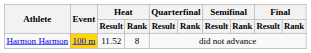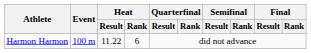(84, 41) gold background -> (84, 41) no background
(111, 41) 11.52 -> (111, 41) 11.22
(137, 41) 8 -> (137, 41) 6
